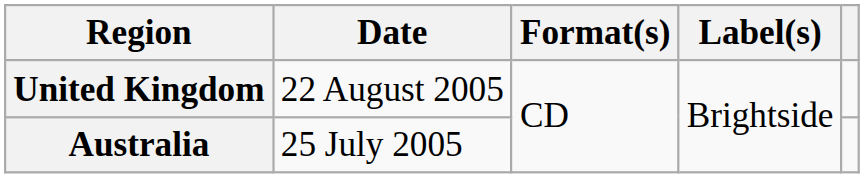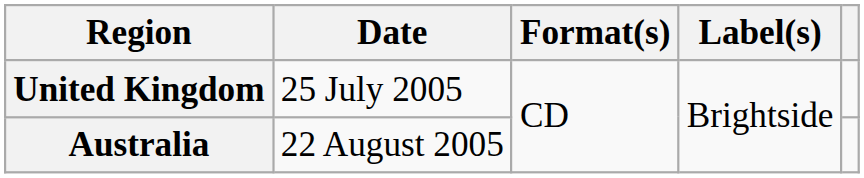(392, 88) 22 August 2005 -> (372, 88) 25 July 2005
(372, 144) 25 July 2005 -> (392, 144) 22 August 2005
